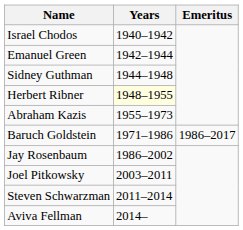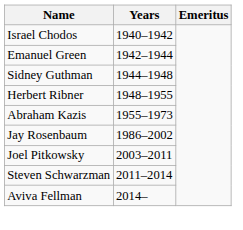(144, 95) lightyellow background -> (144, 95) no background
- row: (52, 135)
